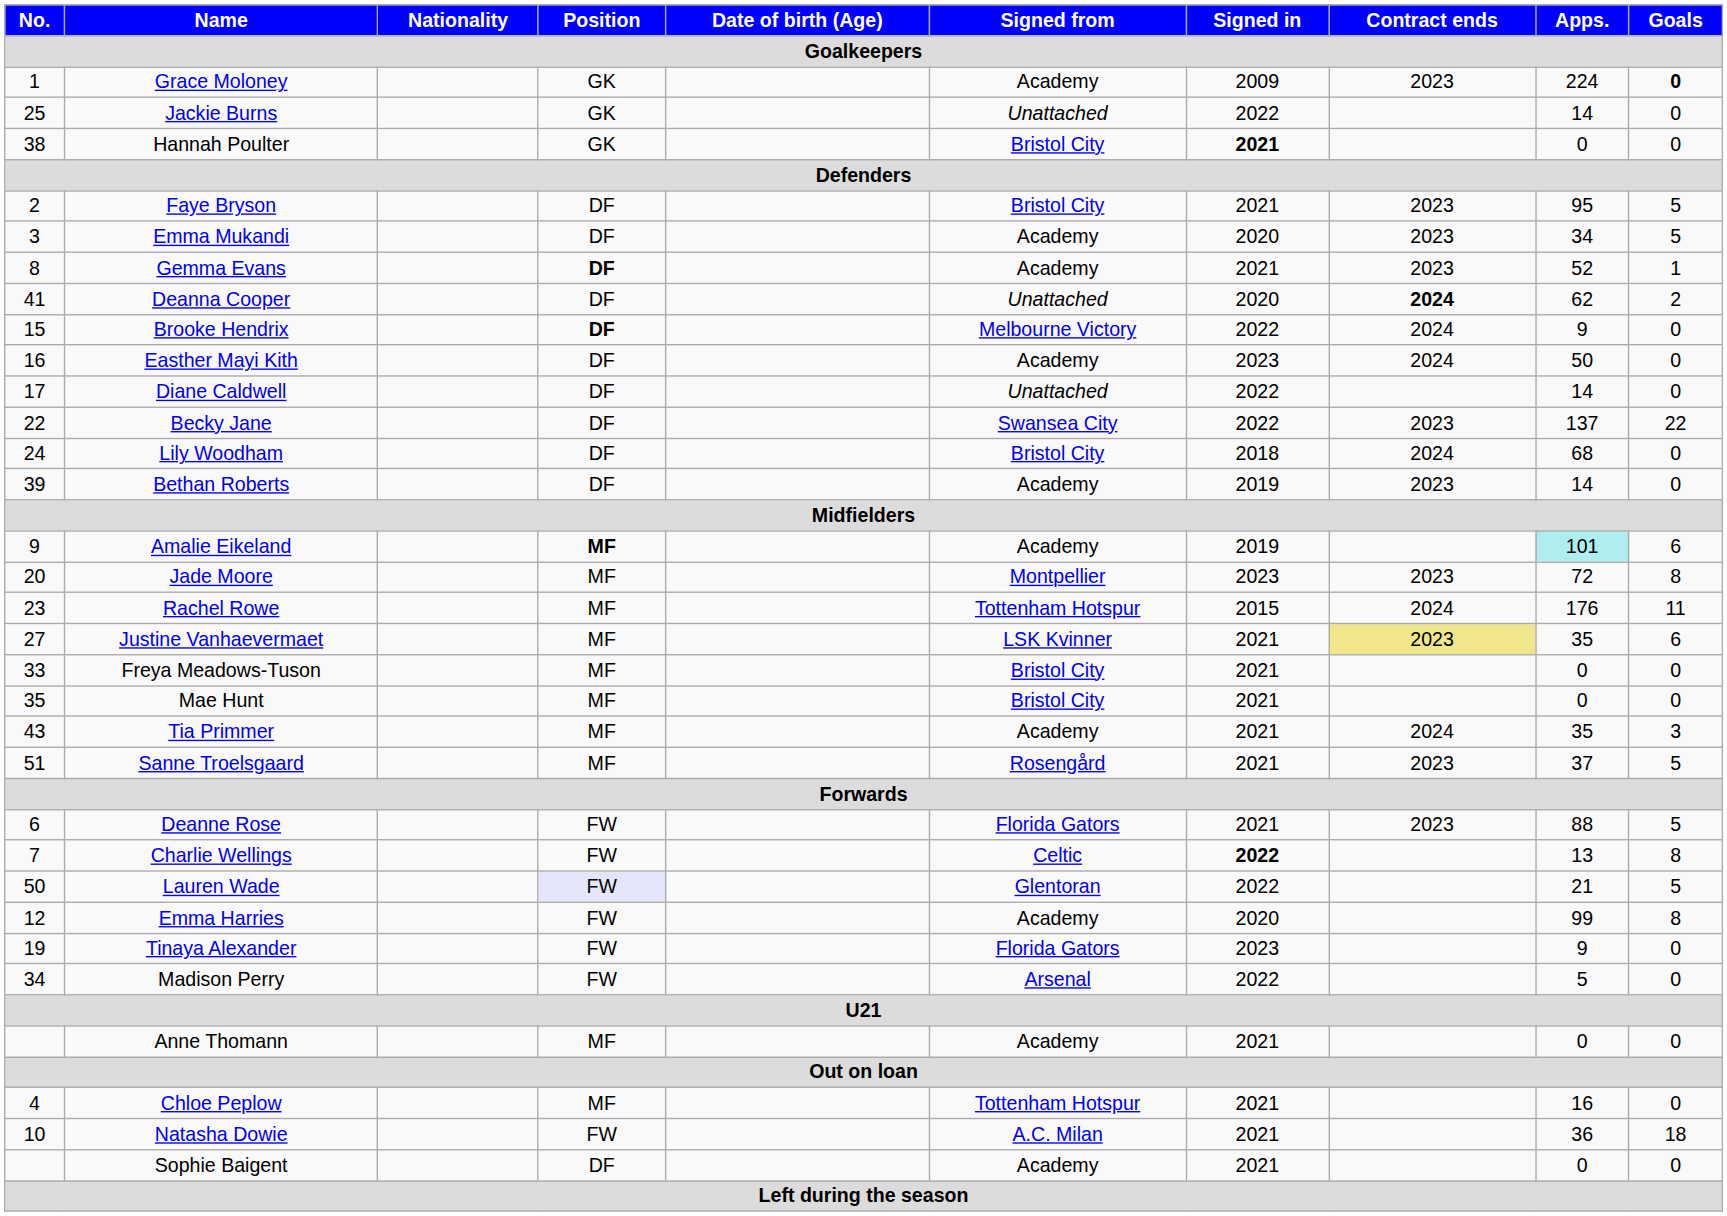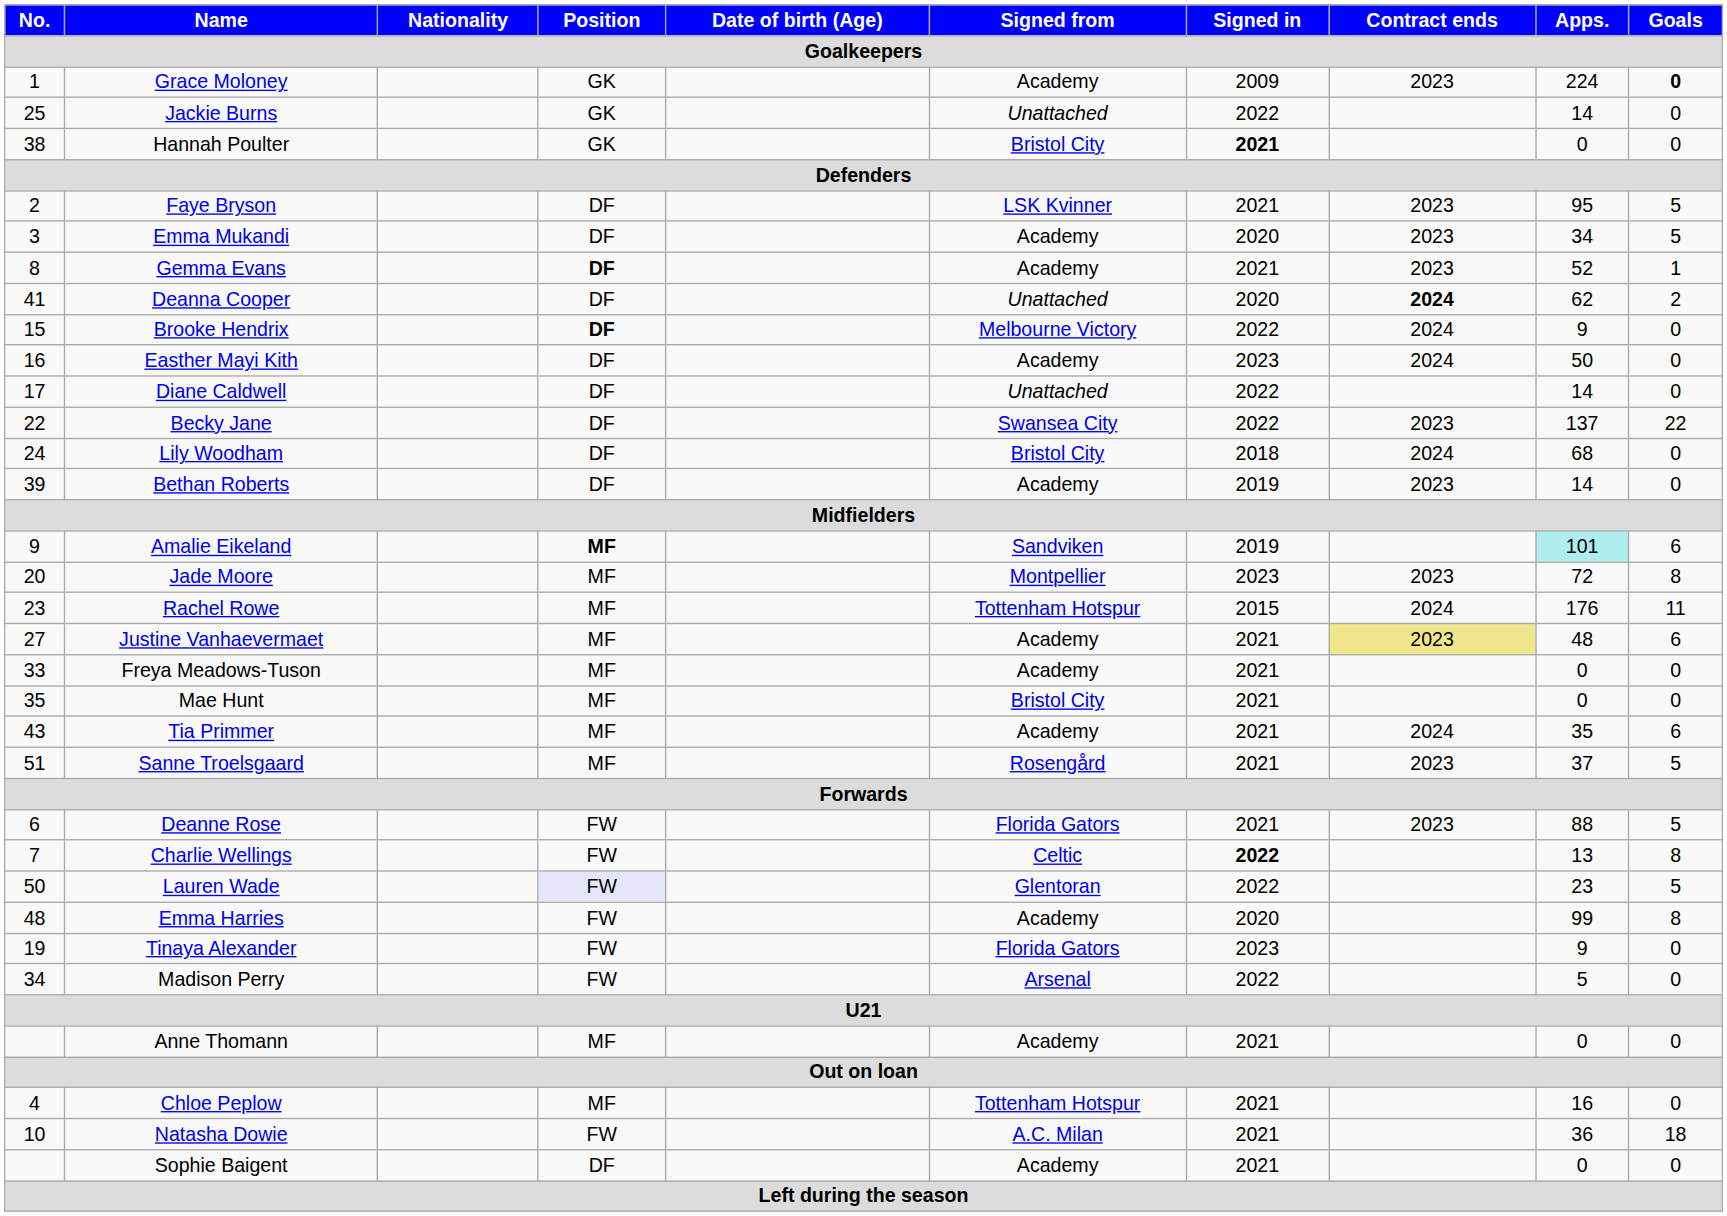(1058, 206) Bristol City -> (1058, 206) LSK Kvinner
(1058, 547) Academy -> (1058, 547) Sandviken
(1058, 639) LSK Kvinner -> (1058, 639) Academy
(1582, 639) 35 -> (1582, 639) 48
(1058, 670) Bristol City -> (1058, 670) Academy
(1676, 732) 3 -> (1676, 732) 6
(1582, 887) 21 -> (1582, 887) 23
(35, 918) 12 -> (35, 918) 48
